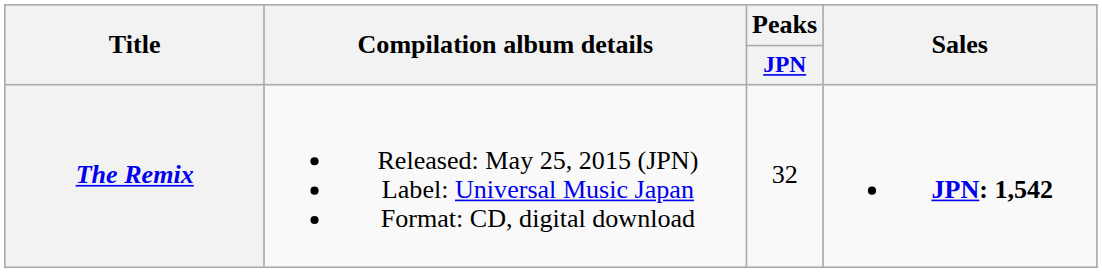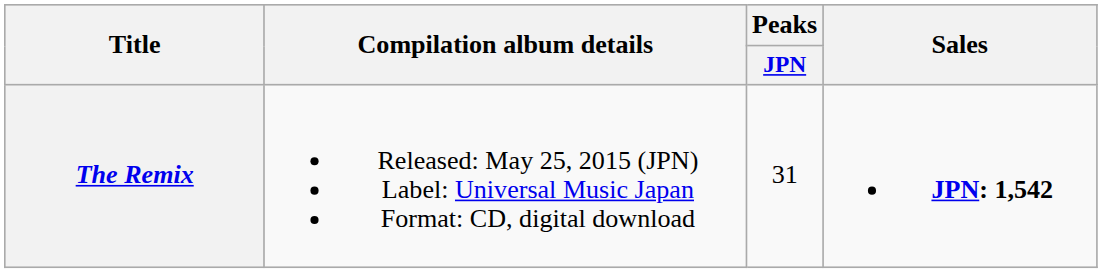(785, 175) 32 -> (785, 175) 31
